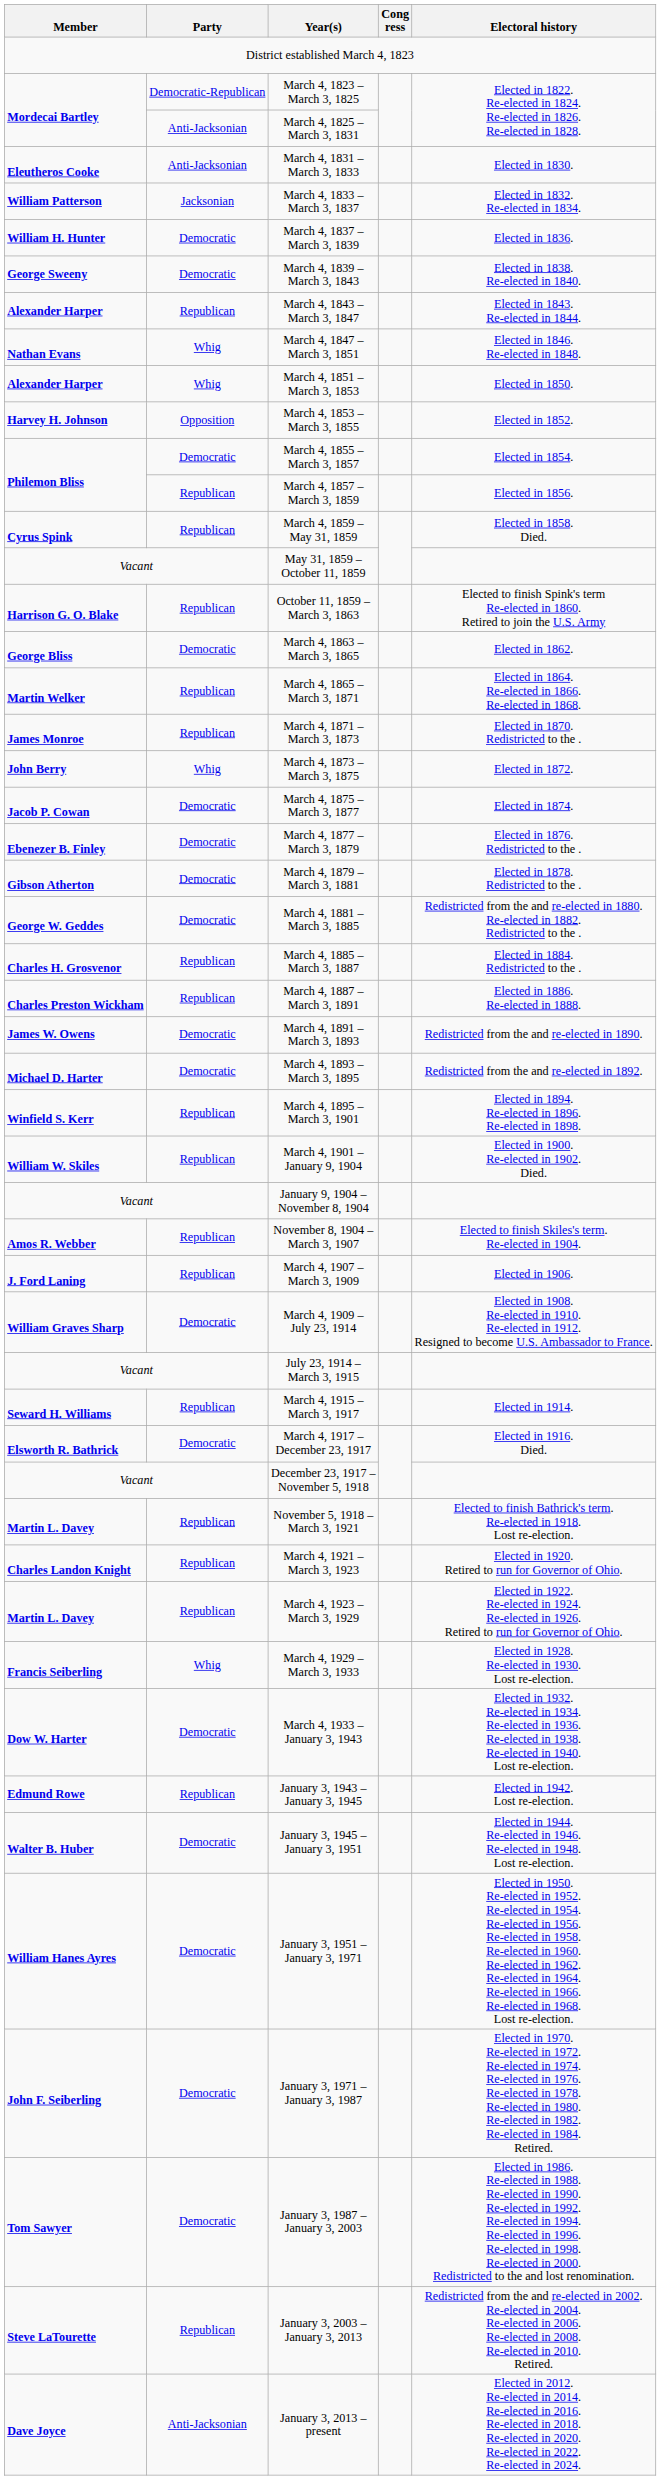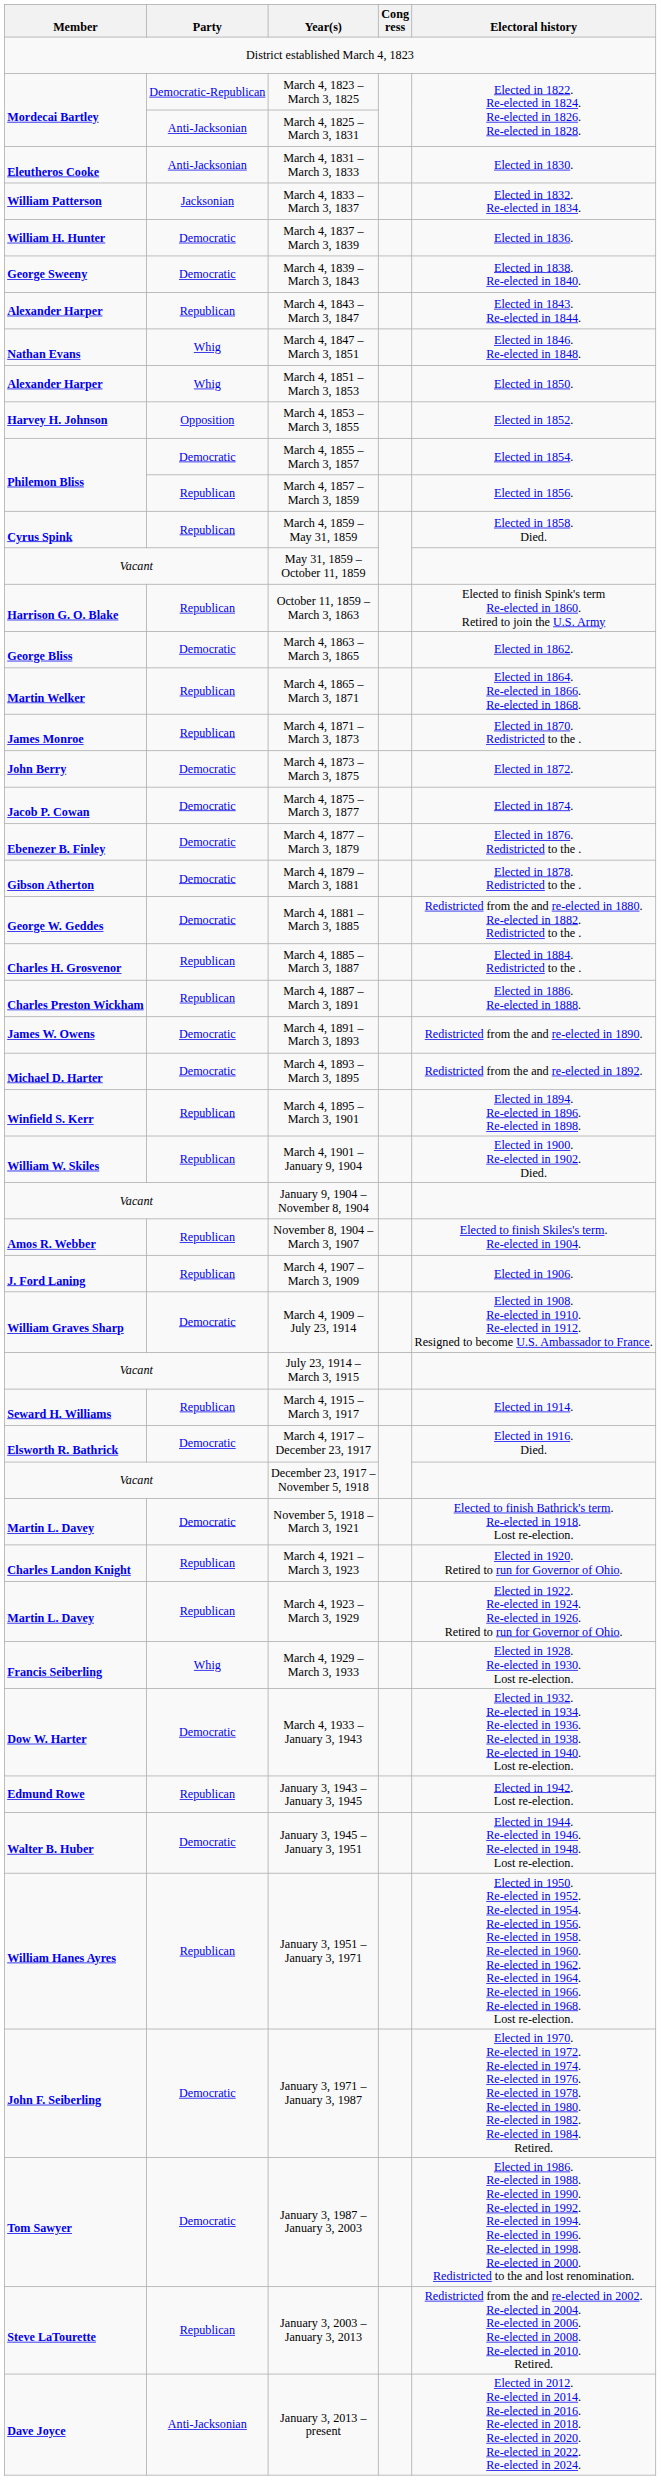(207, 769) Whig -> (207, 769) Democratic
(207, 1521) Republican -> (207, 1521) Democratic
(207, 1951) Democratic -> (207, 1951) Republican
